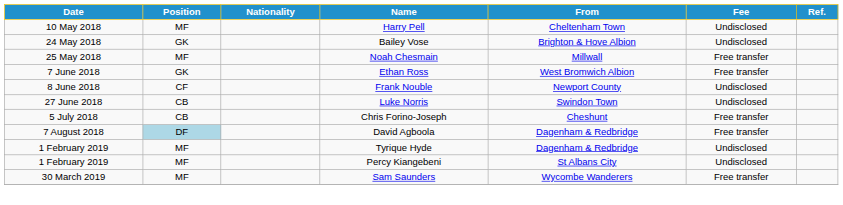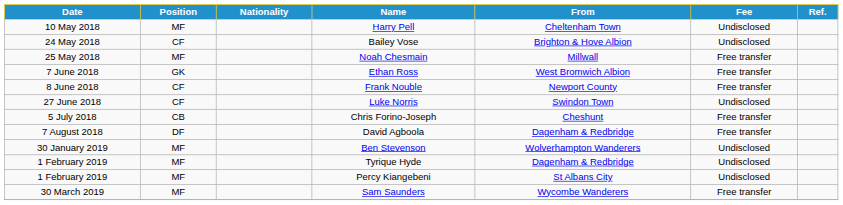(182, 42) GK -> (178, 42) CF
(741, 87) Undisclosed -> (744, 87) Free transfer
(182, 102) CB -> (178, 102) CF
(182, 132) lightblue background -> (178, 132) no background
+ row: (393, 147)
